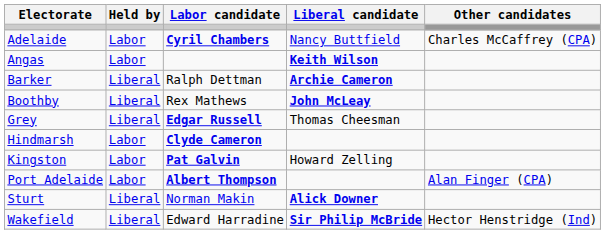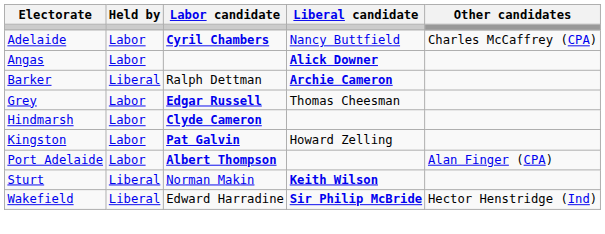(334, 60) Keith Wilson -> (334, 60) Alick Downer
- row: (33, 100)
(135, 120) Liberal -> (127, 100) Labor
(334, 199) Alick Downer -> (334, 180) Keith Wilson
